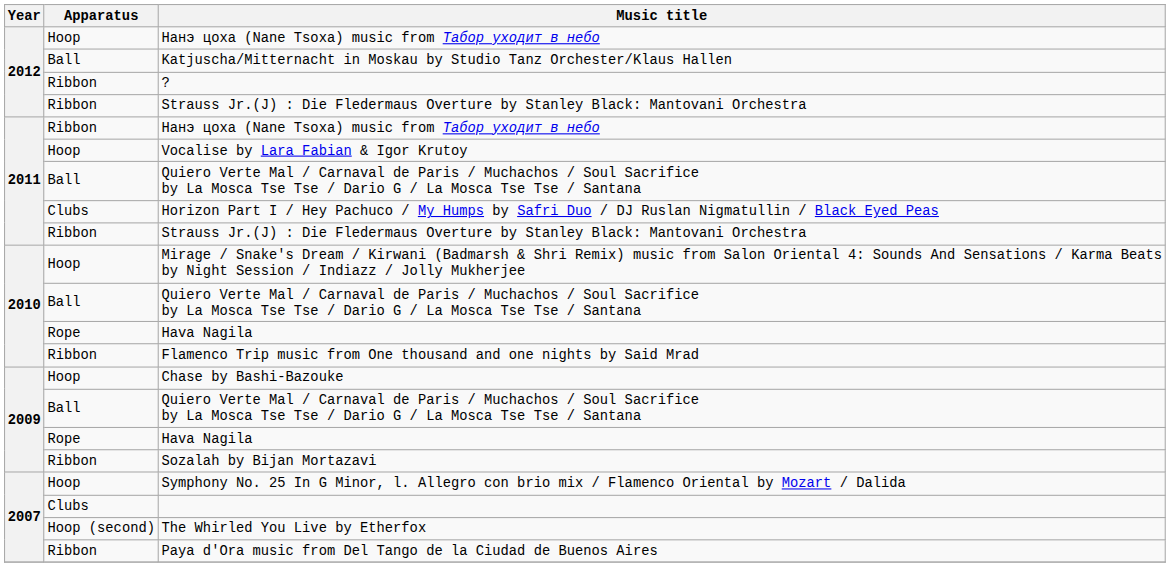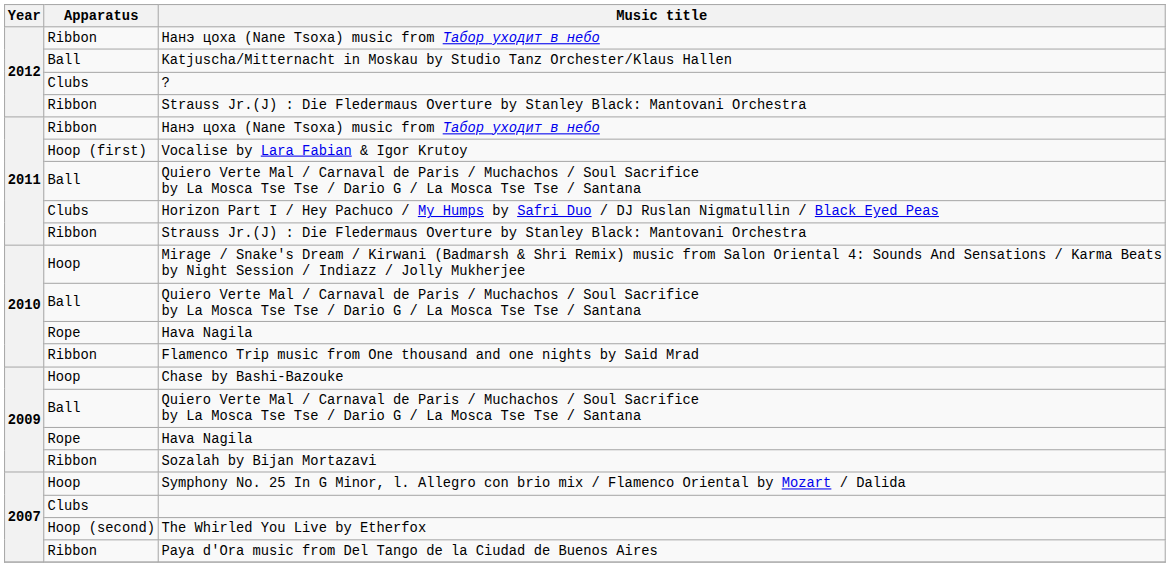(64, 38) Hoop -> (72, 38) Ribbon
(72, 83) Ribbon -> (68, 83) Clubs
(64, 151) Hoop -> (97, 151) Hoop (first)
